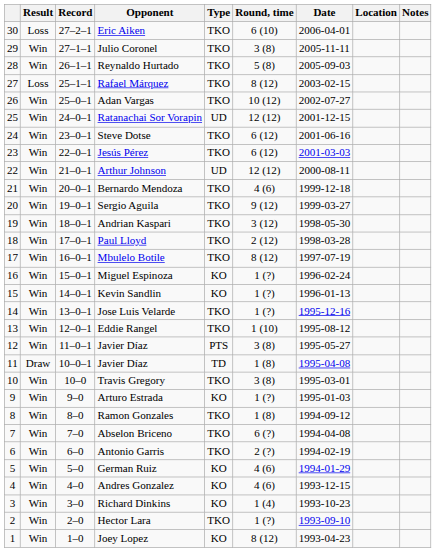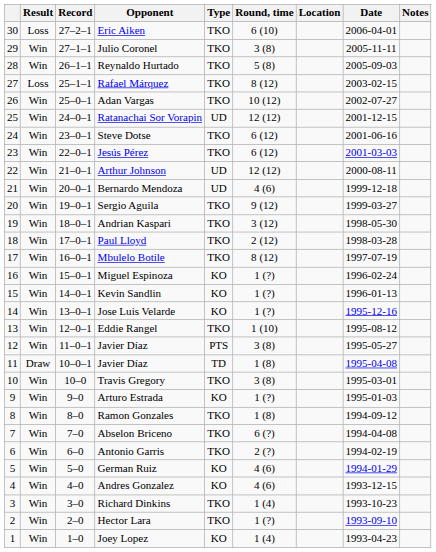columns swapped: (324, 13) <-> (376, 13)
(219, 188) TKO -> (219, 188) UD
(219, 310) TKO -> (219, 310) KO
(219, 503) KO -> (219, 503) TKO
(264, 538) 8 (12) -> (264, 538) 1 (4)
